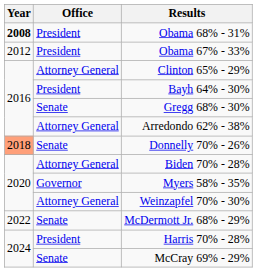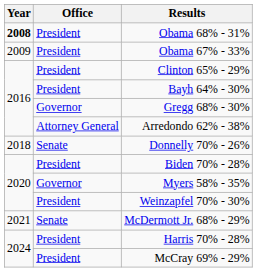(19, 51) 2012 -> (19, 51) 2009
(77, 70) Attorney General -> (58, 70) President
(52, 107) Senate -> (59, 107) Governor
(19, 145) lightsalmon background -> (19, 145) no background
(77, 164) Attorney General -> (58, 164) President
(77, 201) Attorney General -> (58, 201) President
(19, 220) 2022 -> (19, 220) 2021
(52, 257) Senate -> (58, 257) President
